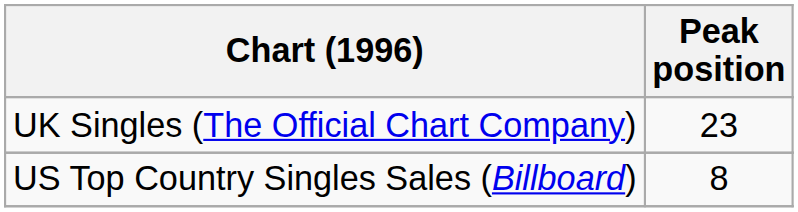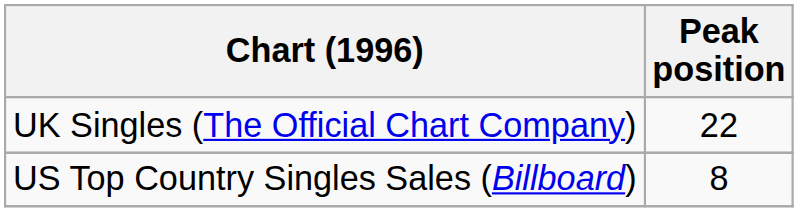(719, 124) 23 -> (719, 124) 22
